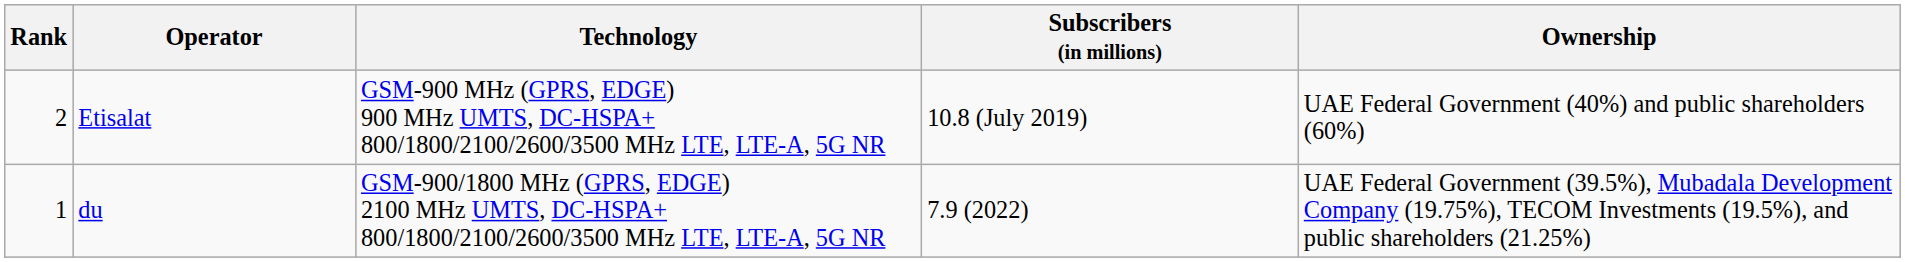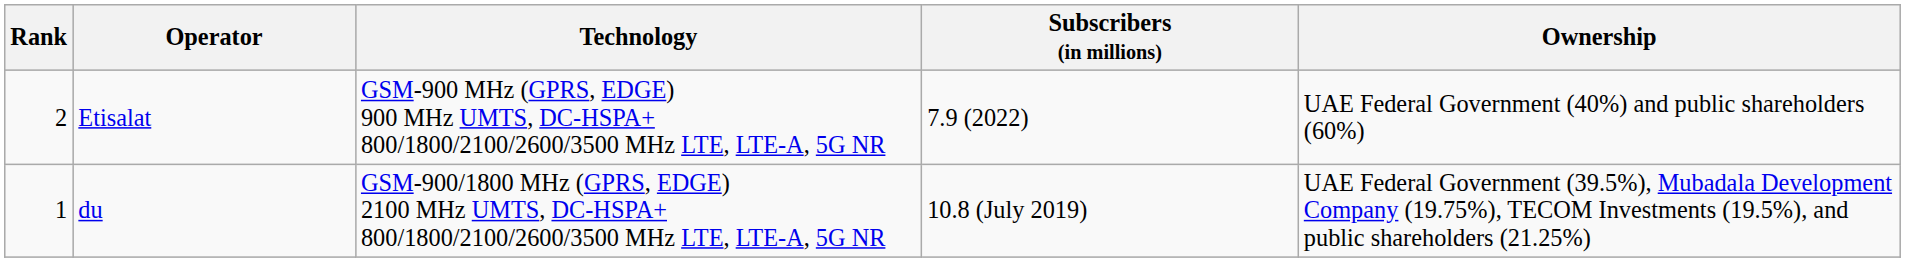(1007, 117) 10.8 (July 2019) -> (978, 117) 7.9 (2022)
(978, 210) 7.9 (2022) -> (1007, 210) 10.8 (July 2019)
